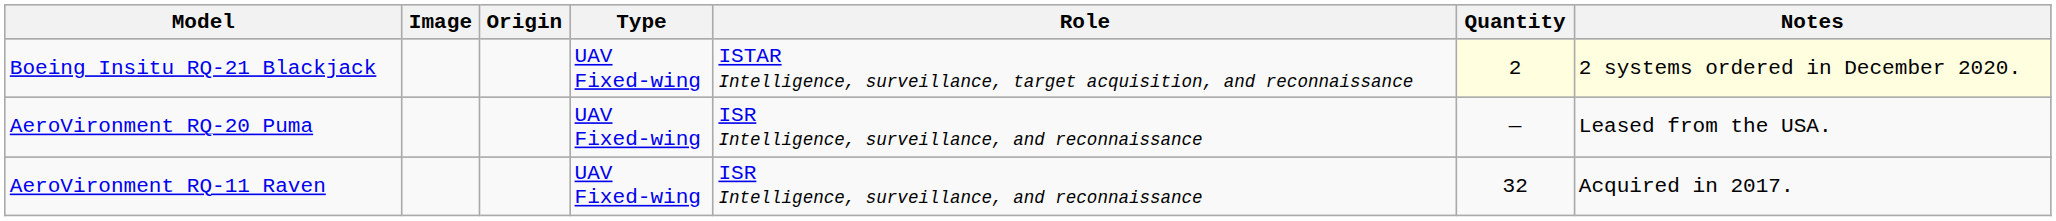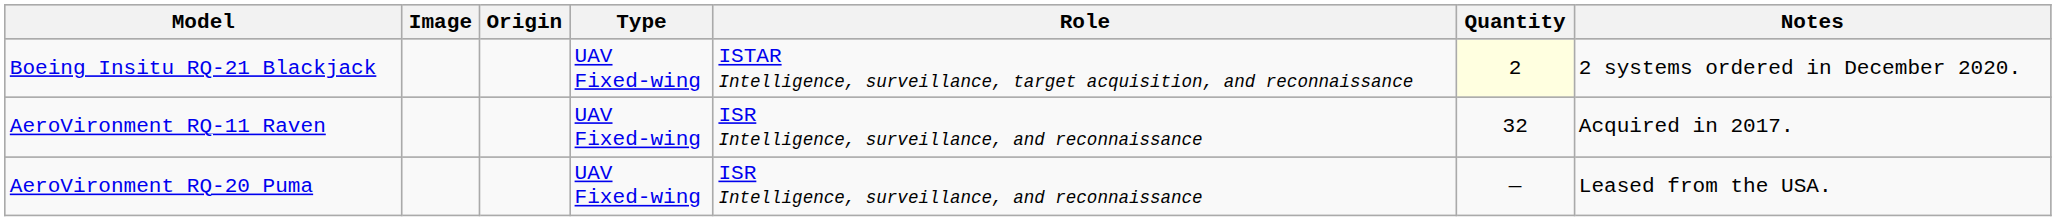(1800, 68) lightyellow background -> (1800, 68) no background
rows swapped: (161, 127) <-> (168, 186)
